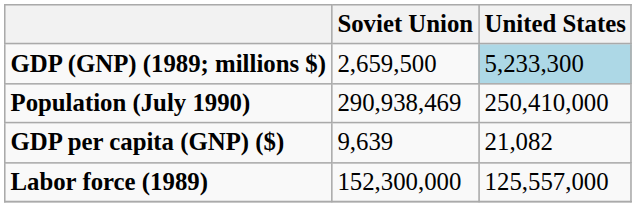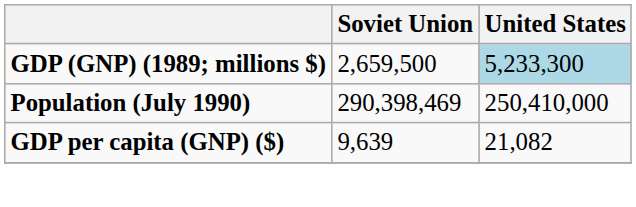(399, 102) 290,938,469 -> (399, 102) 290,398,469
- row: (109, 181)
